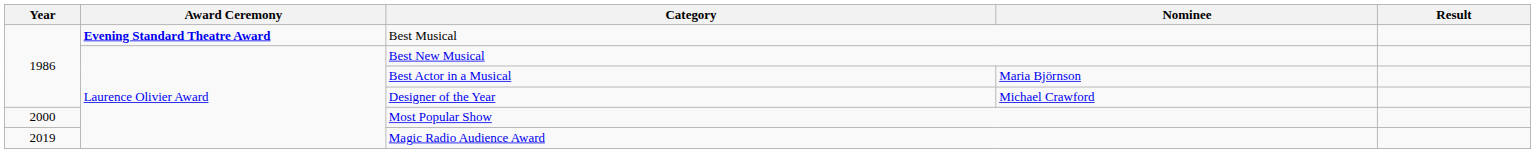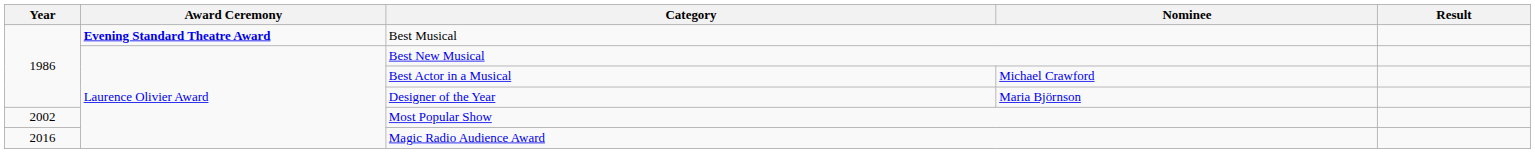(1040, 76) Maria Björnson -> (1047, 76) Michael Crawford
(1047, 96) Michael Crawford -> (1040, 96) Maria Björnson
(43, 117) 2000 -> (43, 117) 2002
(43, 138) 2019 -> (43, 138) 2016
